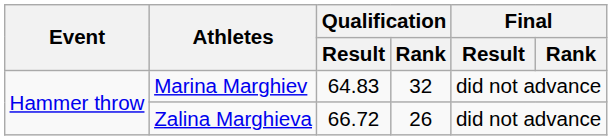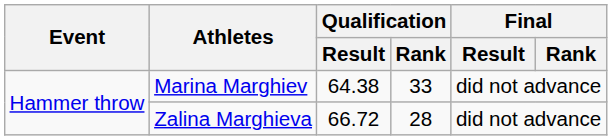(354, 86) 64.83 -> (354, 86) 64.38
(421, 86) 32 -> (421, 86) 33
(421, 119) 26 -> (421, 119) 28
